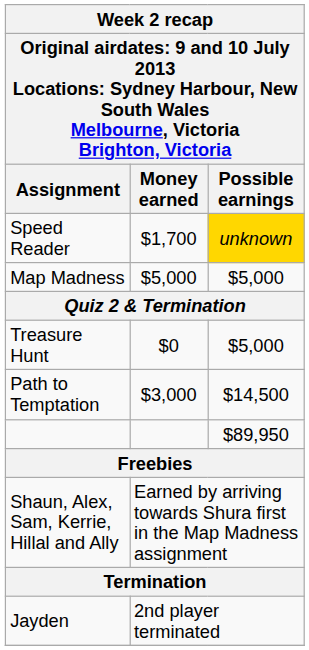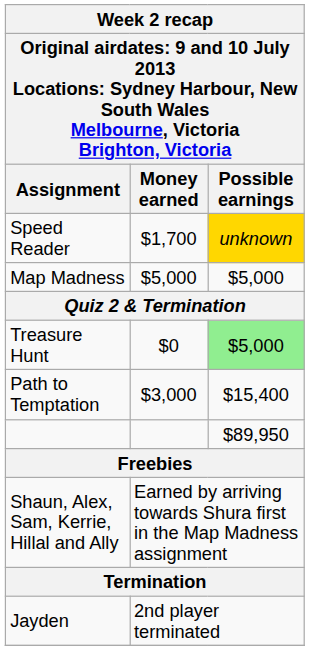(256, 345) no background -> (256, 345) lightgreen background
(256, 395) $14,500 -> (256, 395) $15,400
